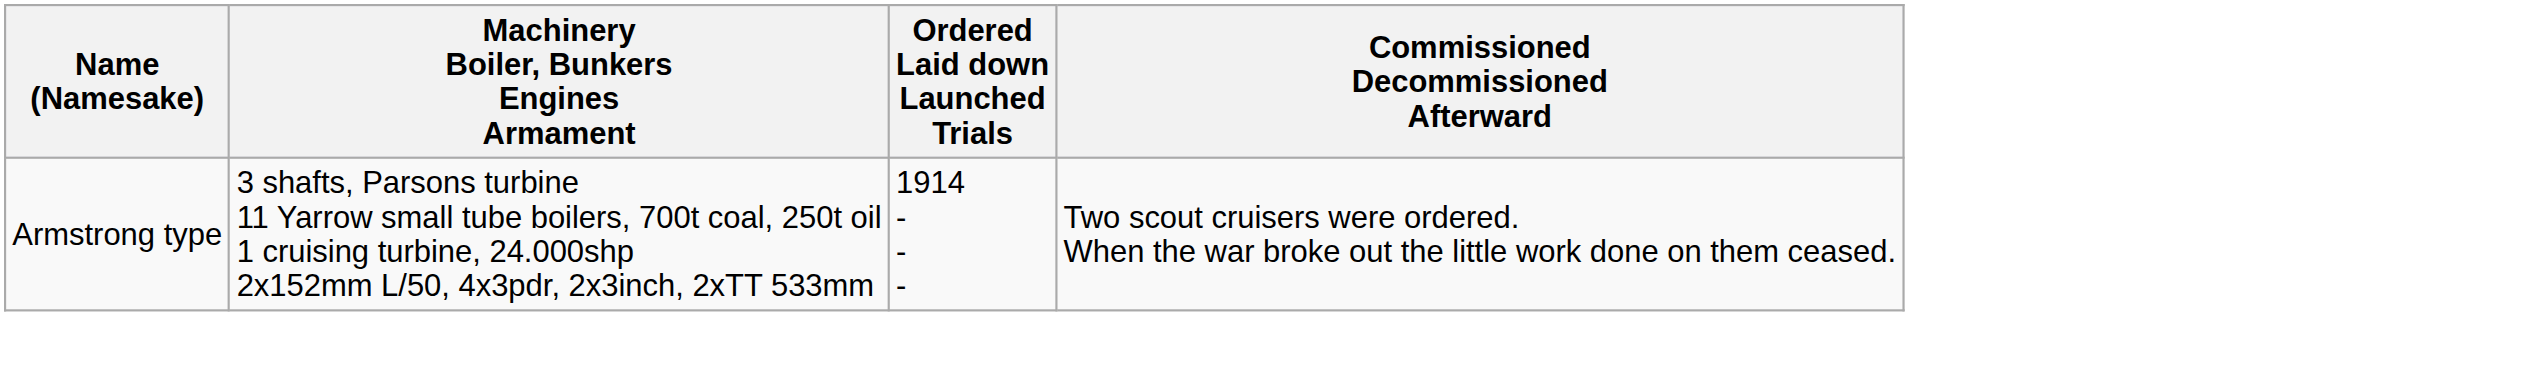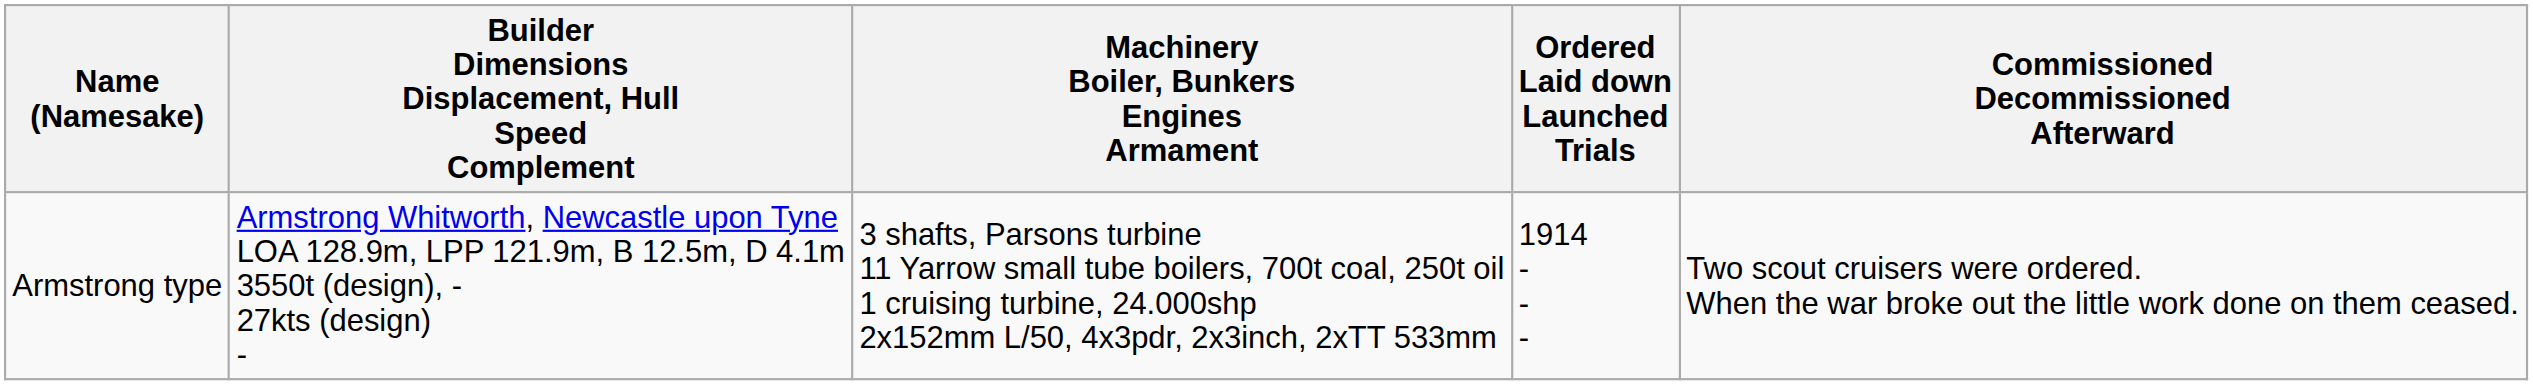+ column: (541, 99)
